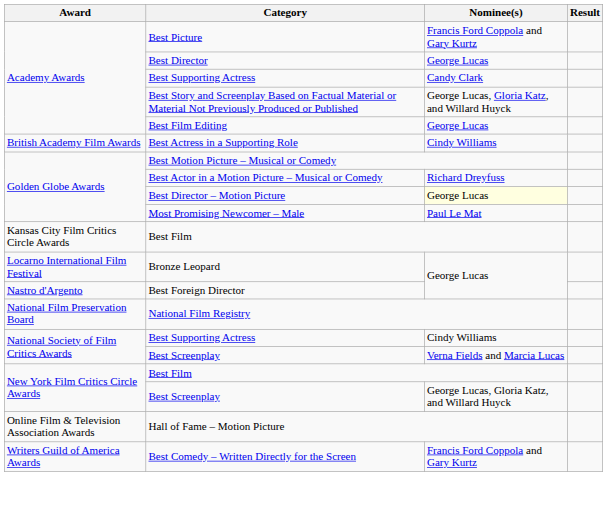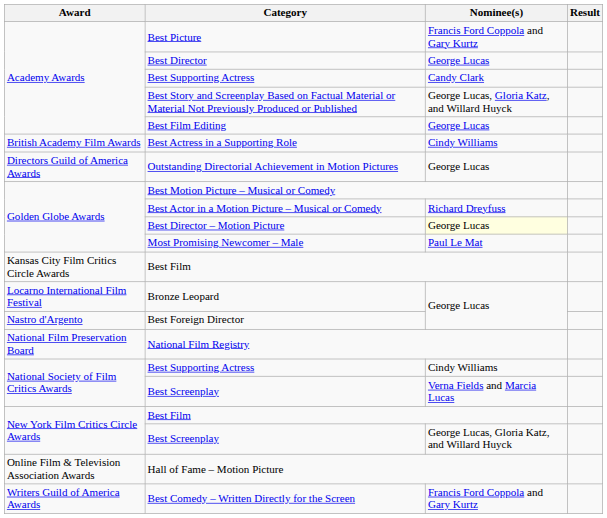+ row: (67, 166)
